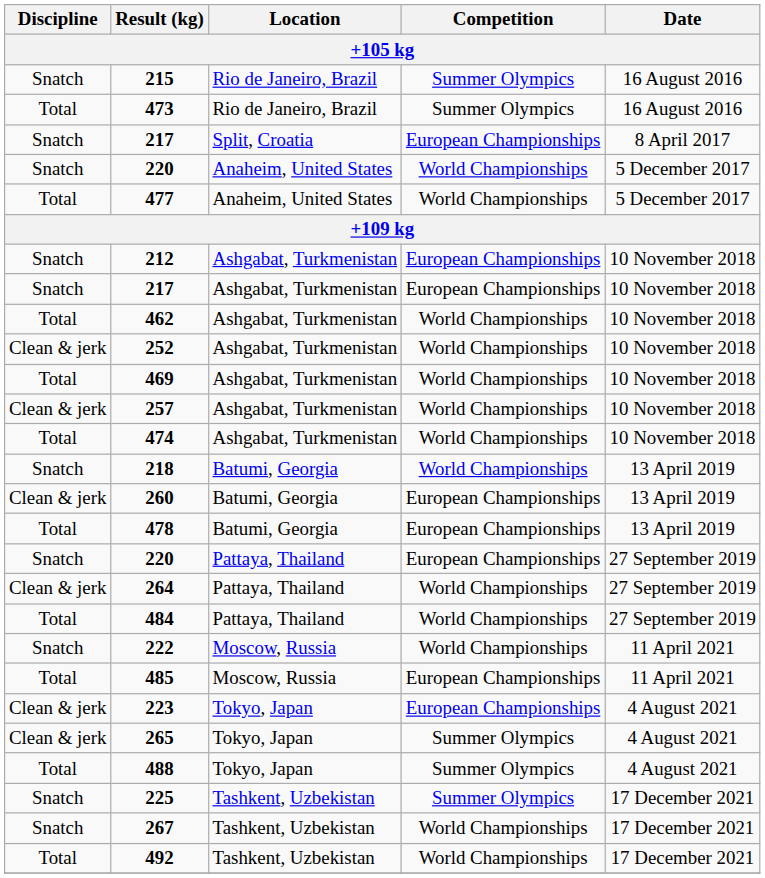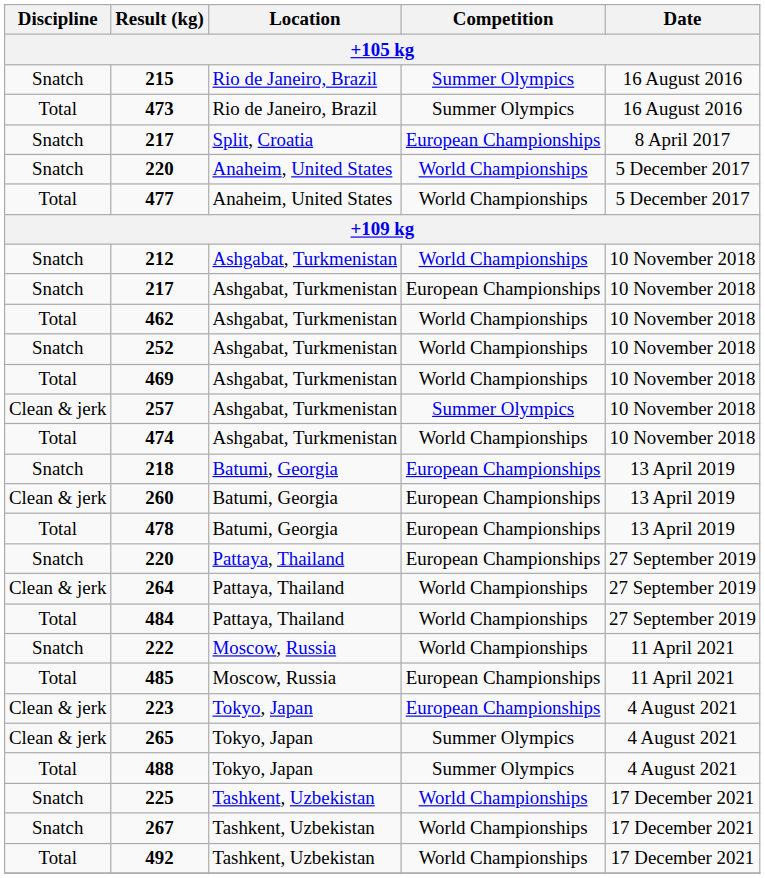(503, 259) European Championships -> (503, 259) World Championships
(58, 348) Clean & jerk -> (58, 348) Snatch
(503, 408) World Championships -> (503, 408) Summer Olympics
(503, 468) World Championships -> (503, 468) European Championships
(503, 797) Summer Olympics -> (503, 797) World Championships
